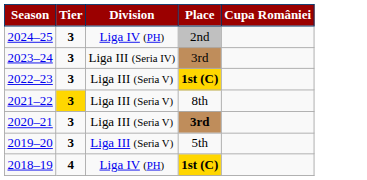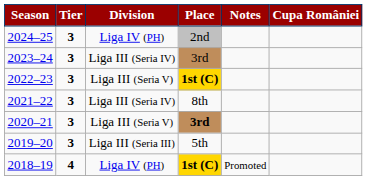+ column: (245, 15)
(71, 101) gold background -> (71, 101) no background
(132, 101) Liga III (Seria V) -> (132, 101) Liga III (Seria IV)
(132, 143) Liga III (Seria V) -> (132, 143) Liga III (Seria III)
